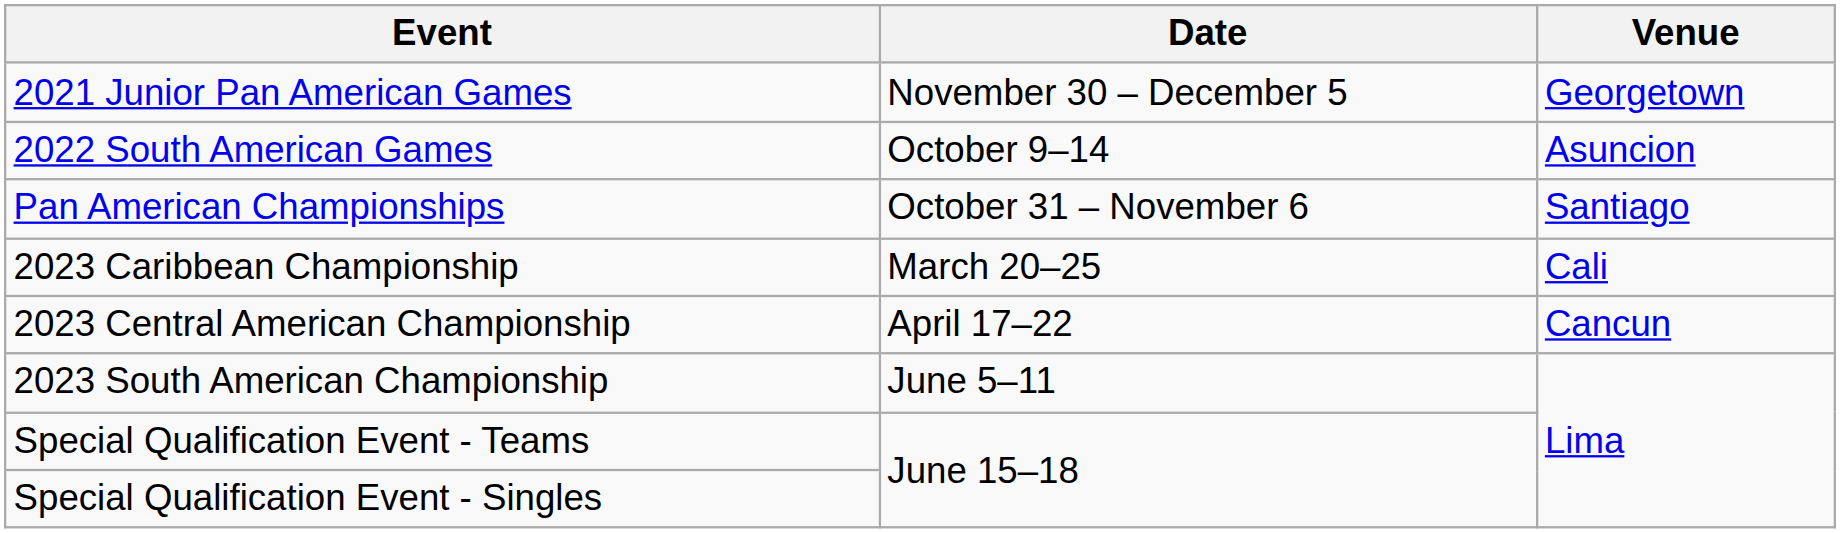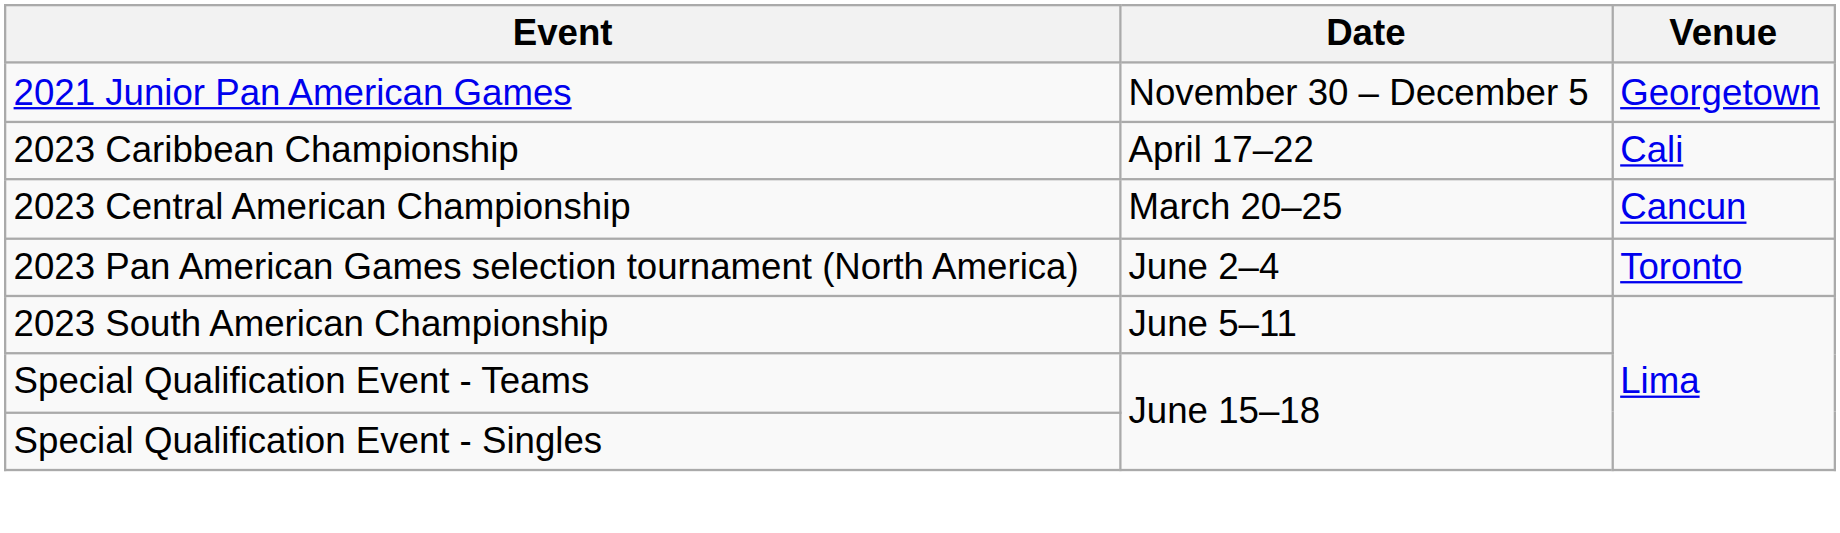- row: (253, 149)
- row: (259, 207)
(994, 265) March 20–25 -> (1221, 149) April 17–22
(980, 324) April 17–22 -> (1235, 207) March 20–25
+ row: (546, 265)
